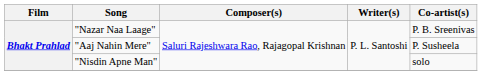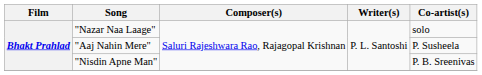(443, 29) P. B. Sreenivas -> (421, 29) solo
(421, 62) solo -> (443, 62) P. B. Sreenivas
